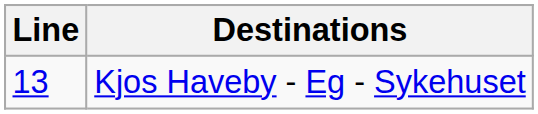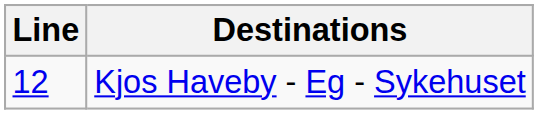(31, 81) 13 -> (31, 81) 12
